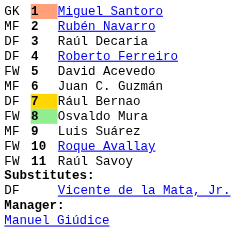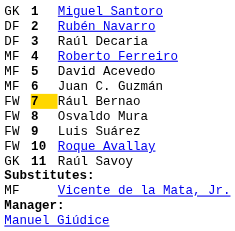(35, 11) lightsalmon background -> (35, 11) no background
(12, 26) MF -> (12, 26) DF
(12, 56) DF -> (12, 56) MF
(12, 71) FW -> (12, 71) MF
(12, 101) DF -> (12, 101) FW
(35, 116) lightgreen background -> (35, 116) no background
(12, 131) MF -> (12, 131) FW
(12, 161) FW -> (12, 161) GK
(12, 191) DF -> (12, 191) MF
